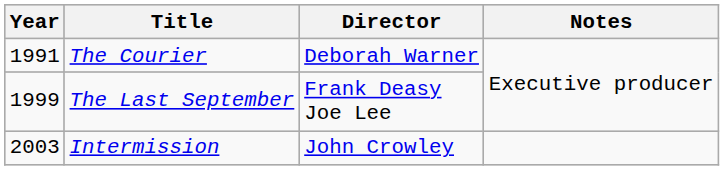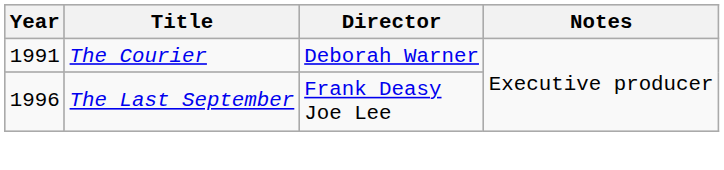(35, 102) 1999 -> (35, 102) 1996
- row: (145, 147)
